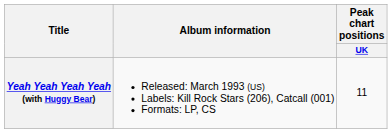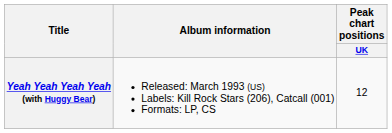(362, 93) 11 -> (362, 93) 12
